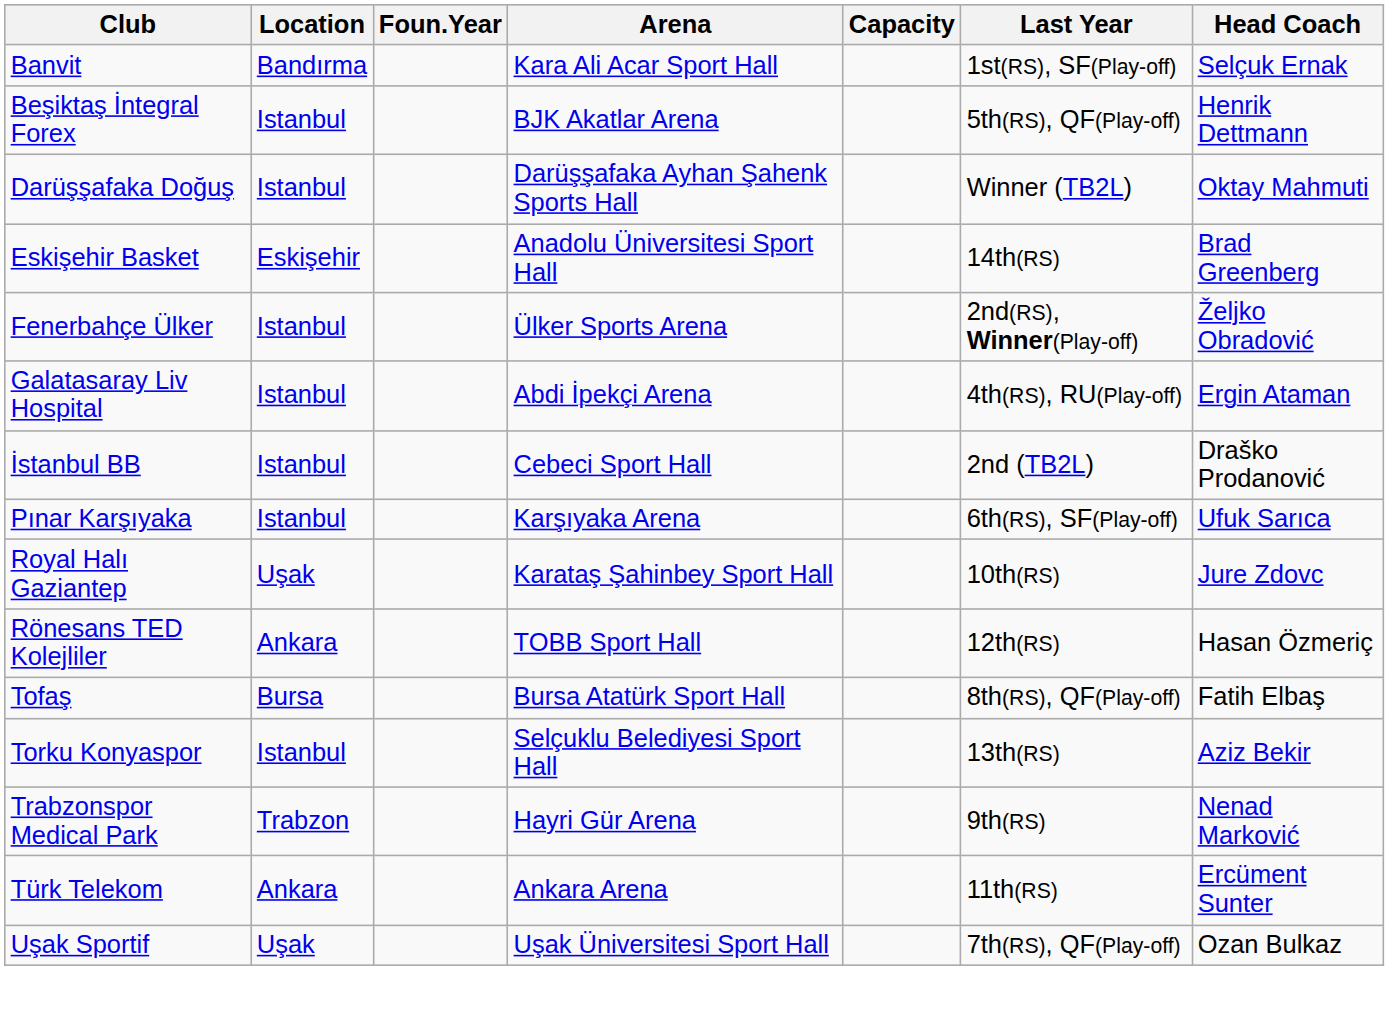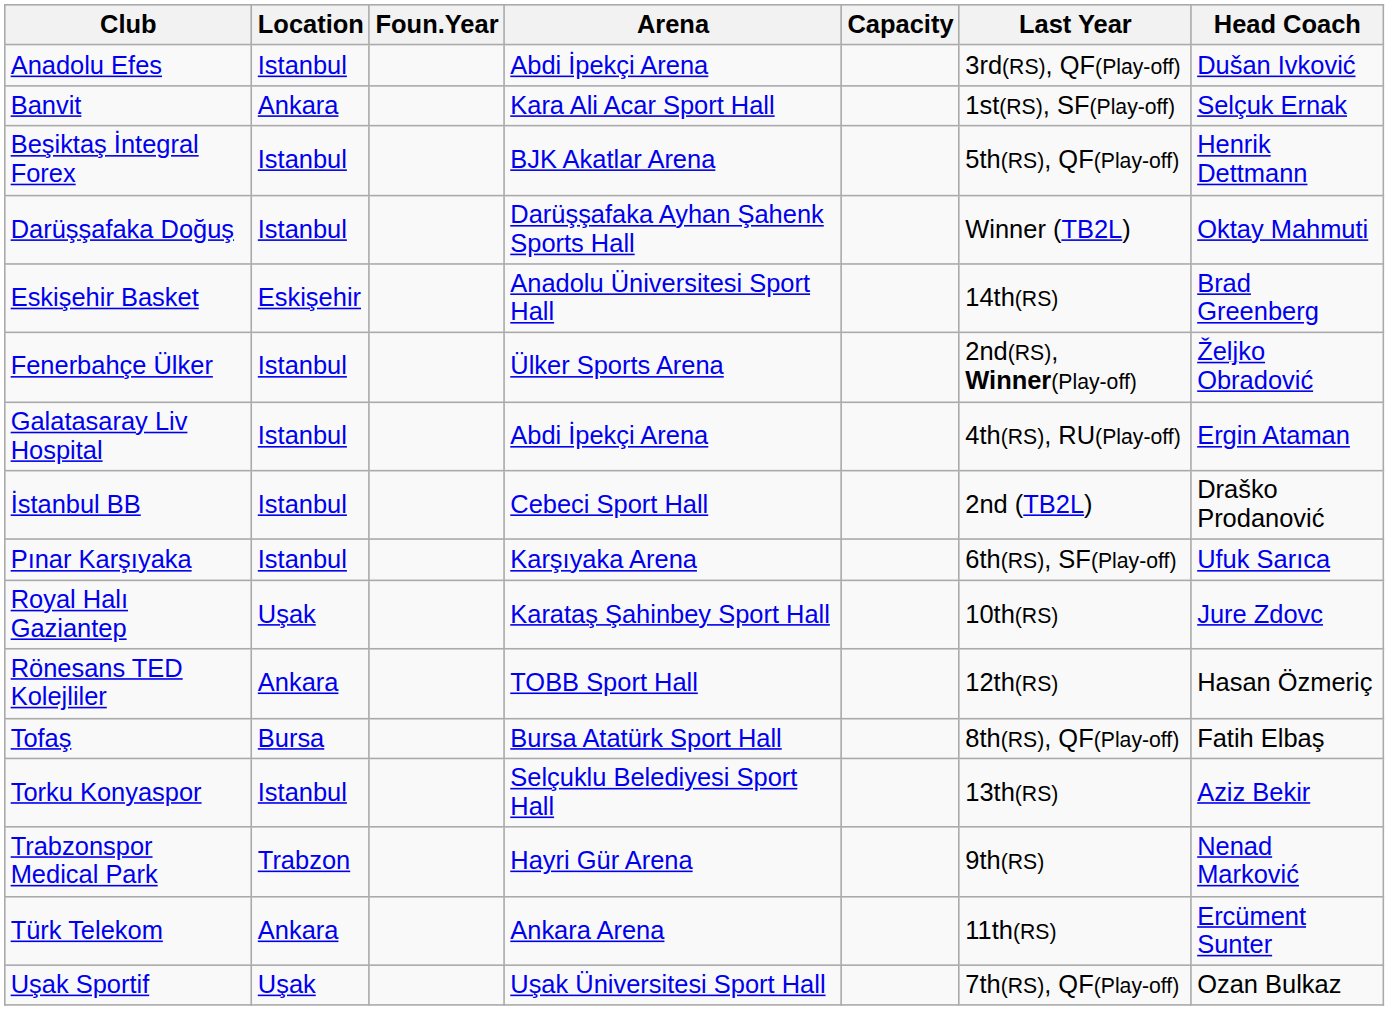+ row: (86, 65)
(312, 65) Bandırma -> (298, 105) Ankara
